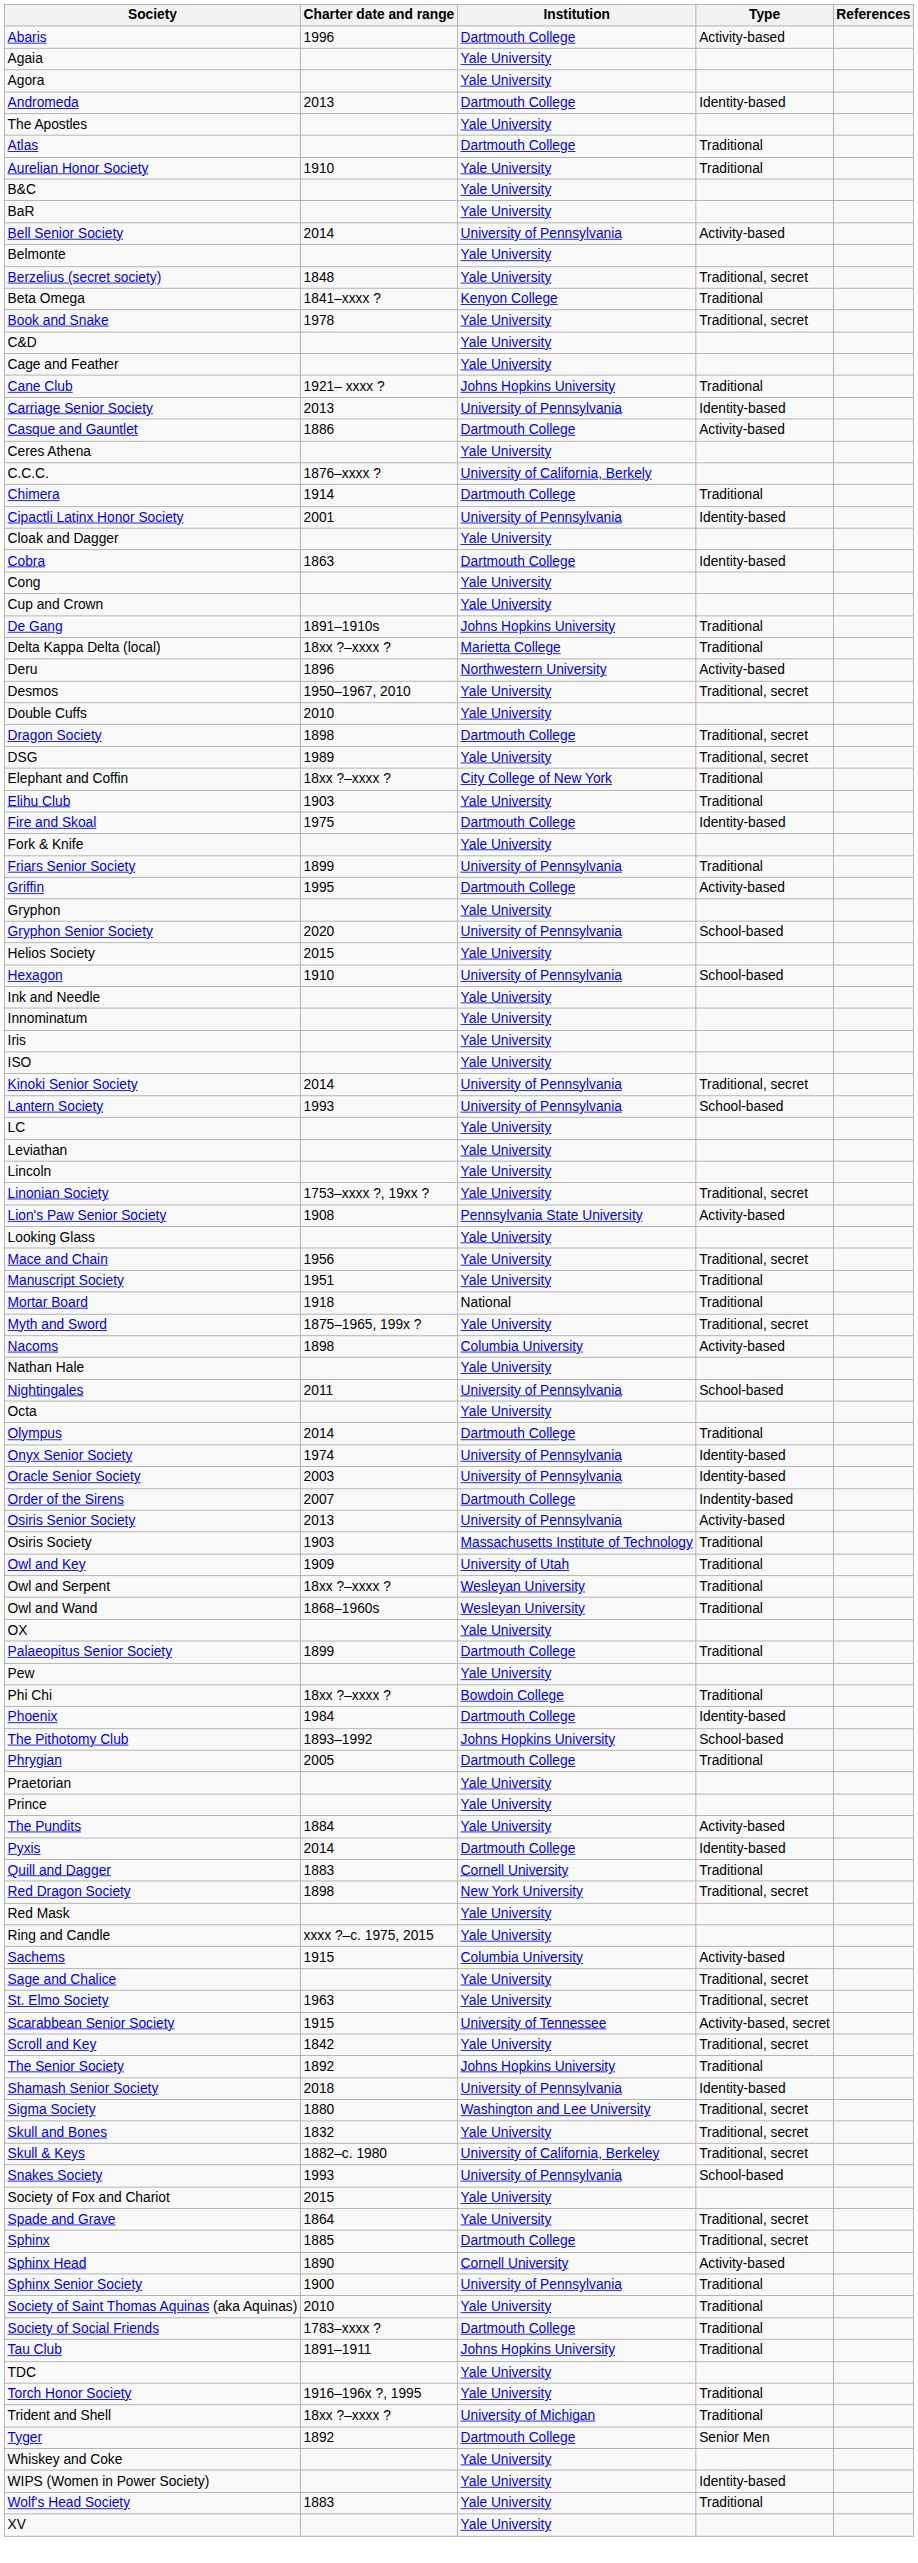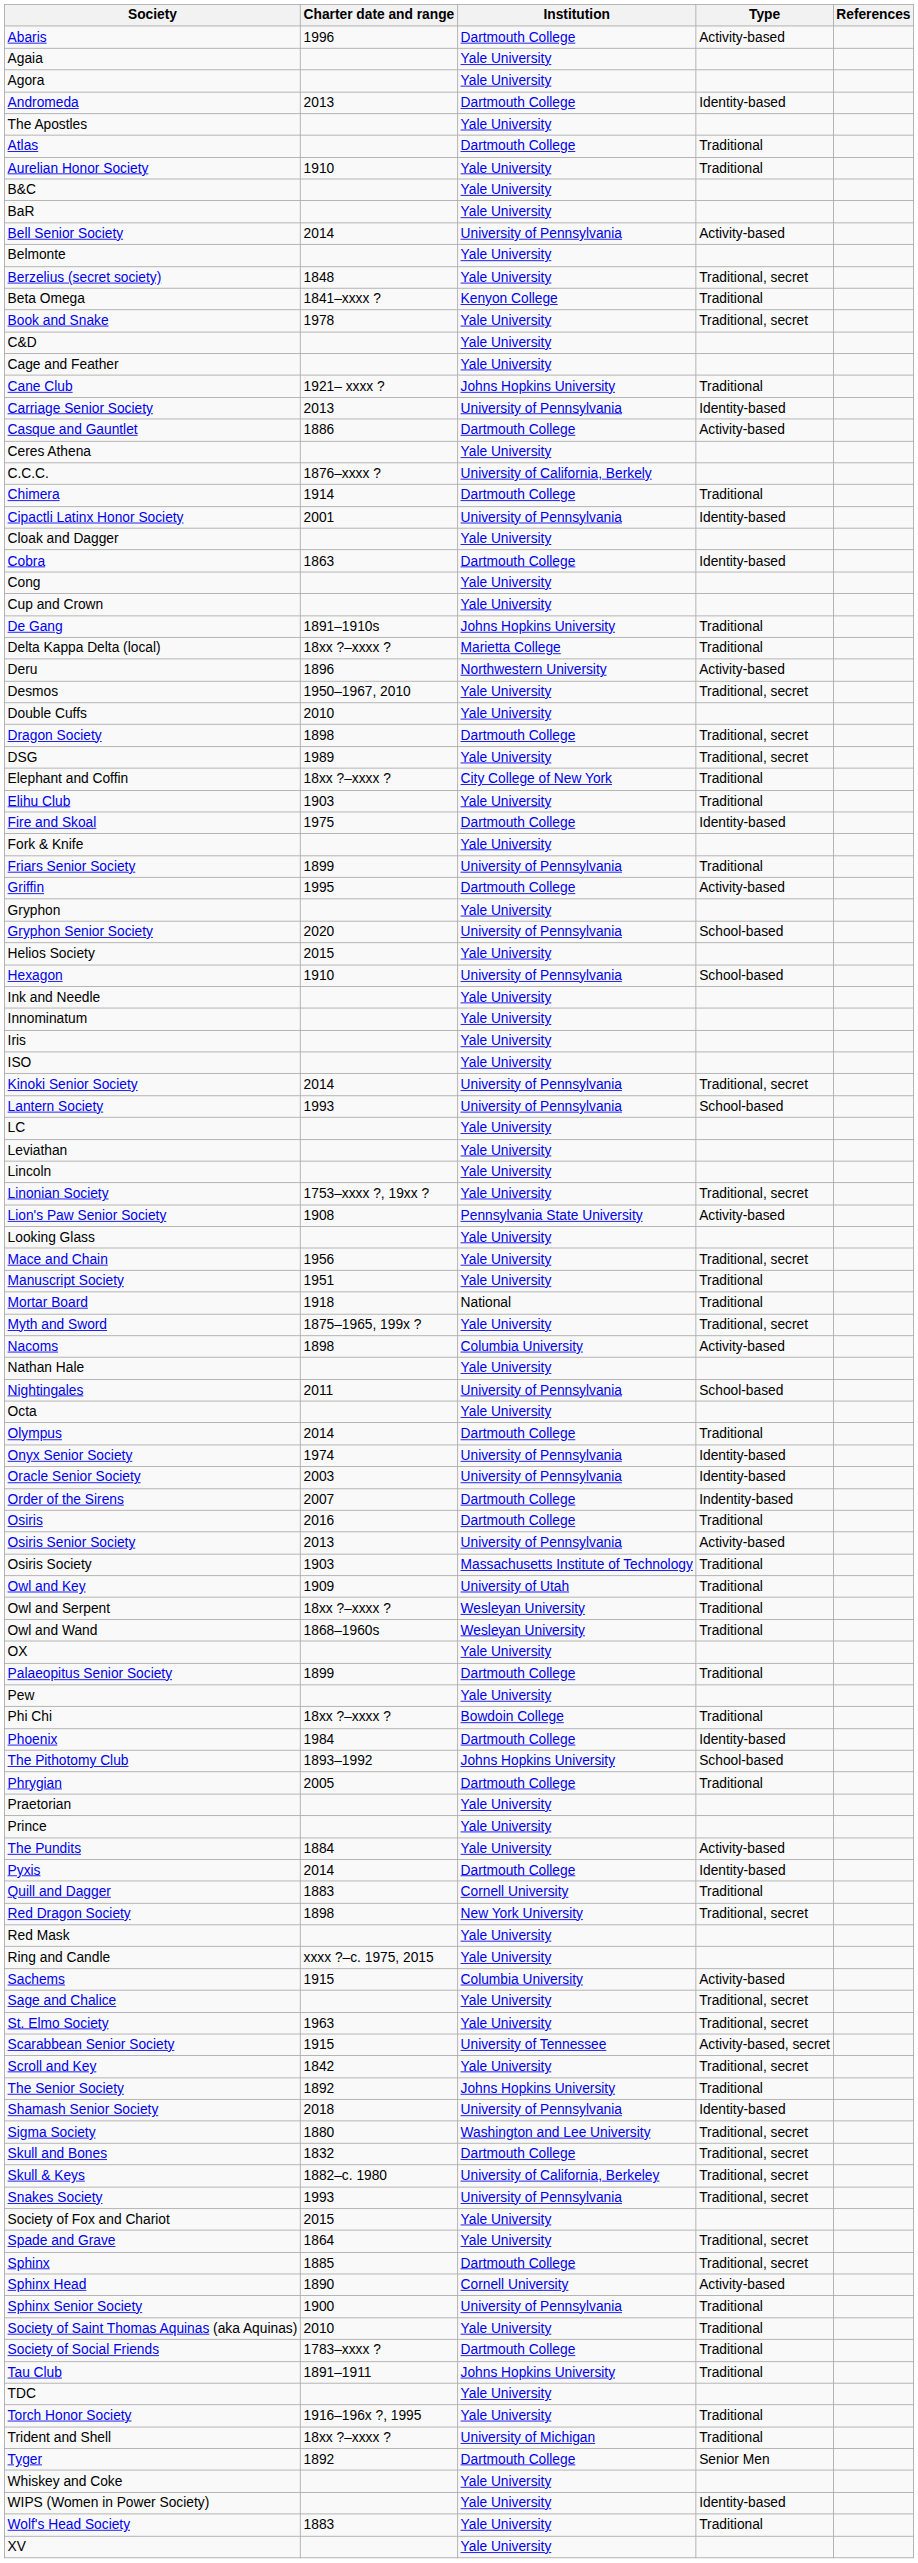+ row: (25, 1521)
(506, 2132) Yale University -> (518, 2154) Dartmouth College
(741, 2175) School-based -> (754, 2197) Traditional, secret
